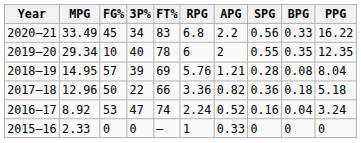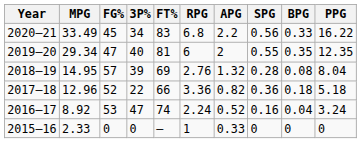(110, 52) 10 -> (110, 52) 47
(163, 52) 78 -> (163, 52) 81
(197, 71) 5.76 -> (197, 71) 2.76
(231, 71) 1.21 -> (231, 71) 1.32
(110, 90) 50 -> (110, 90) 52
